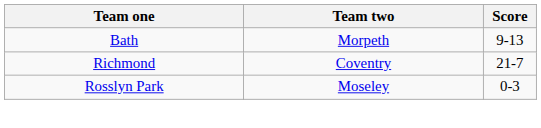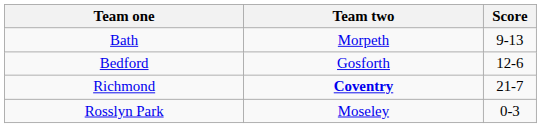+ row: (124, 63)
(363, 63) normal -> (363, 87) bold
